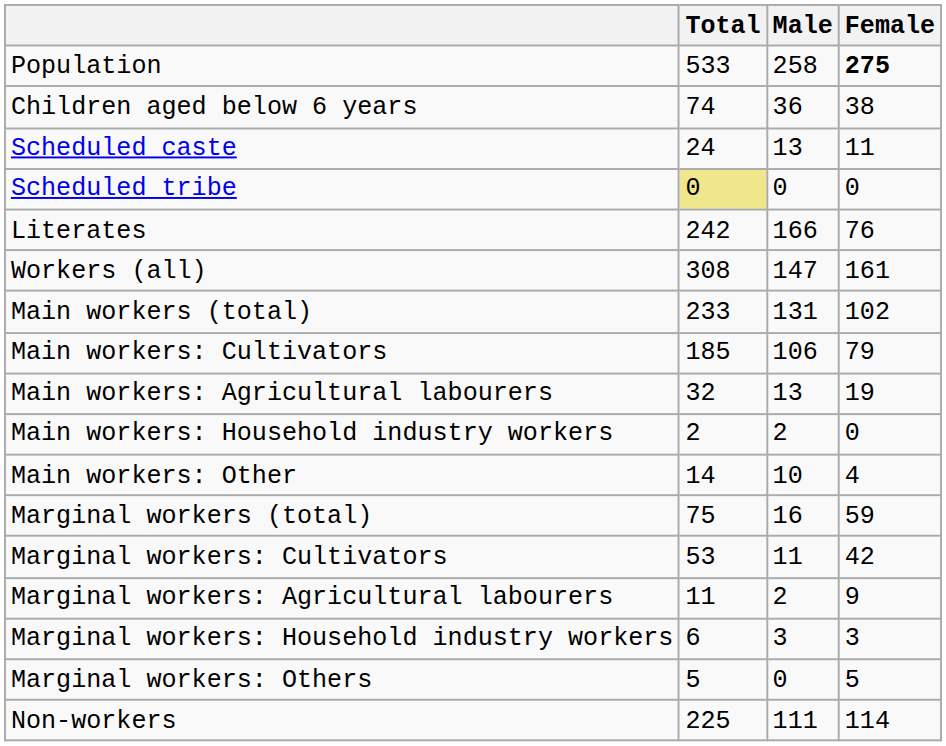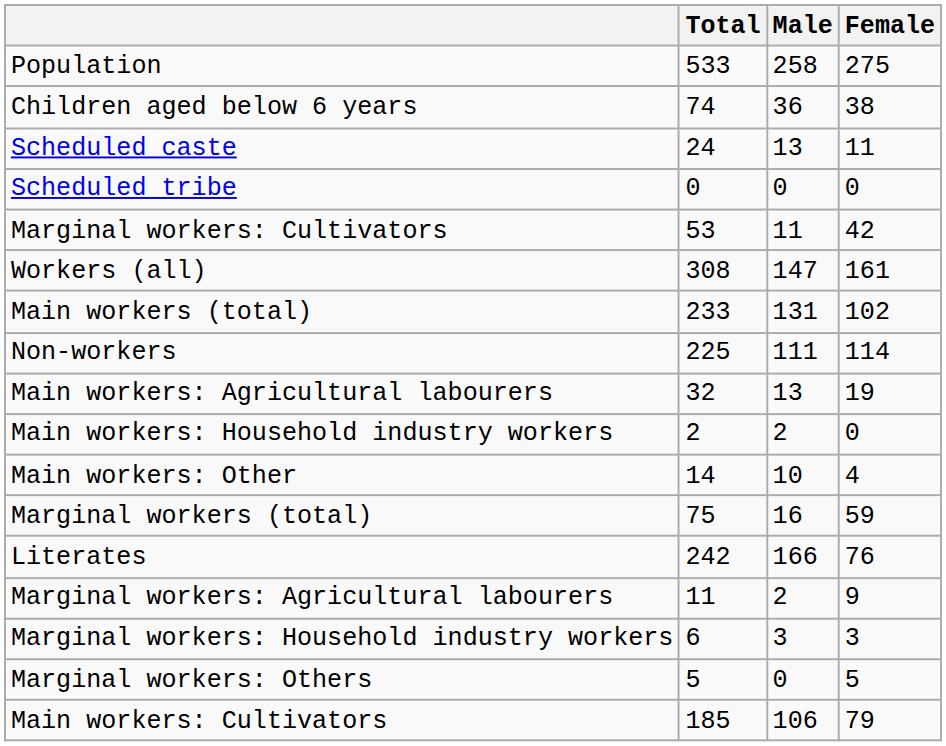(867, 66) bold -> (867, 66) normal
(693, 189) khaki background -> (693, 189) no background
rows swapped: (79, 230) <-> (229, 557)
rows swapped: (199, 353) <-> (94, 721)
